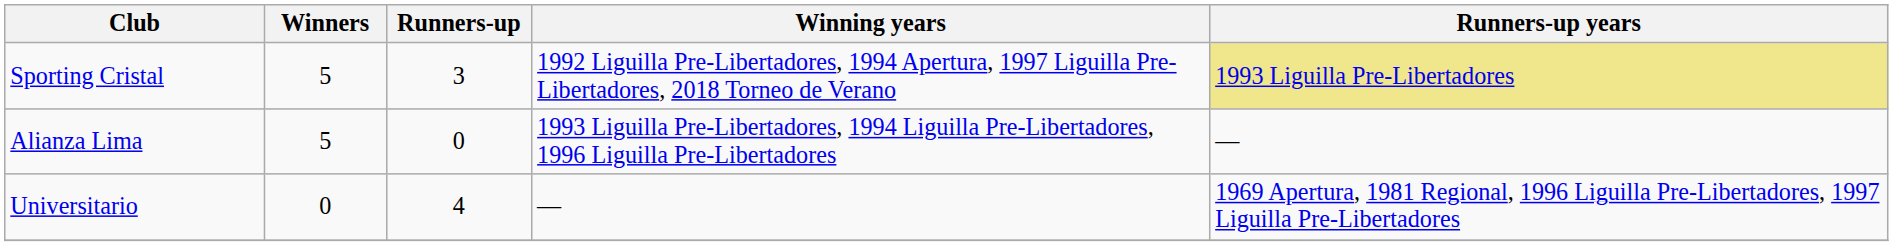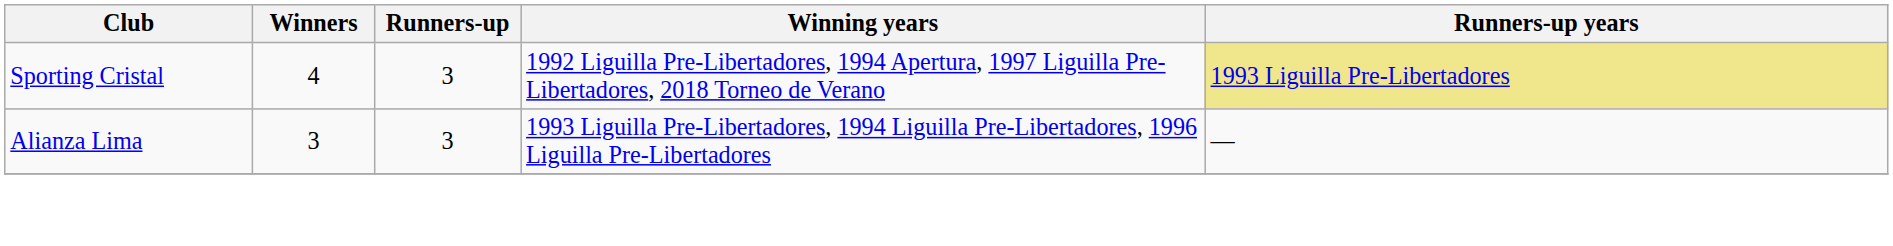(325, 75) 5 -> (314, 75) 4
(325, 141) 5 -> (314, 141) 3
(459, 141) 0 -> (448, 141) 3
- row: (74, 206)
